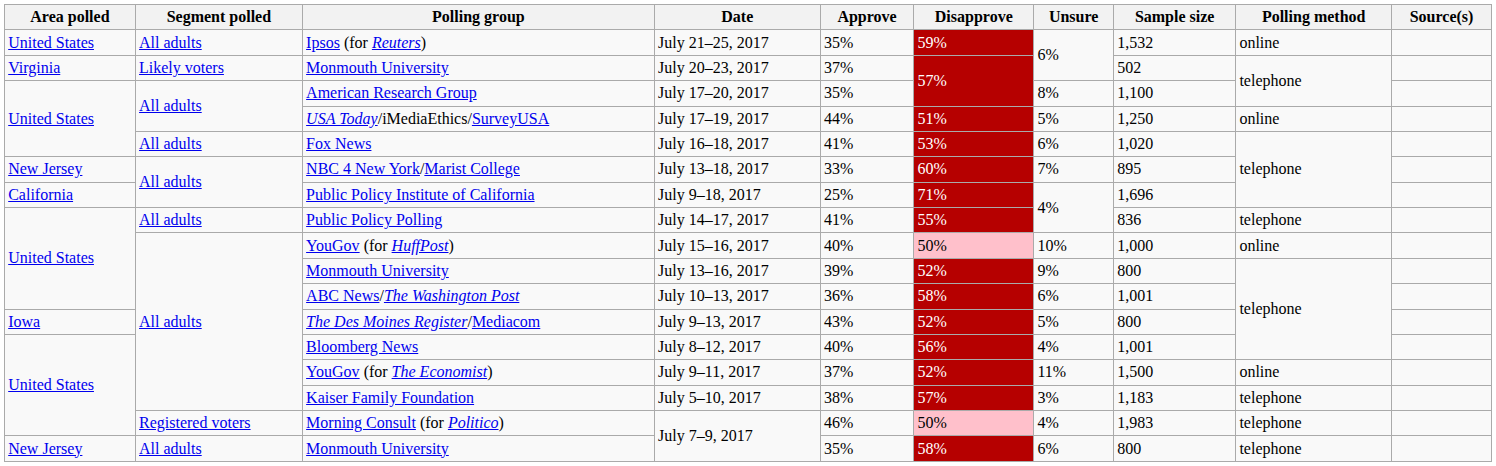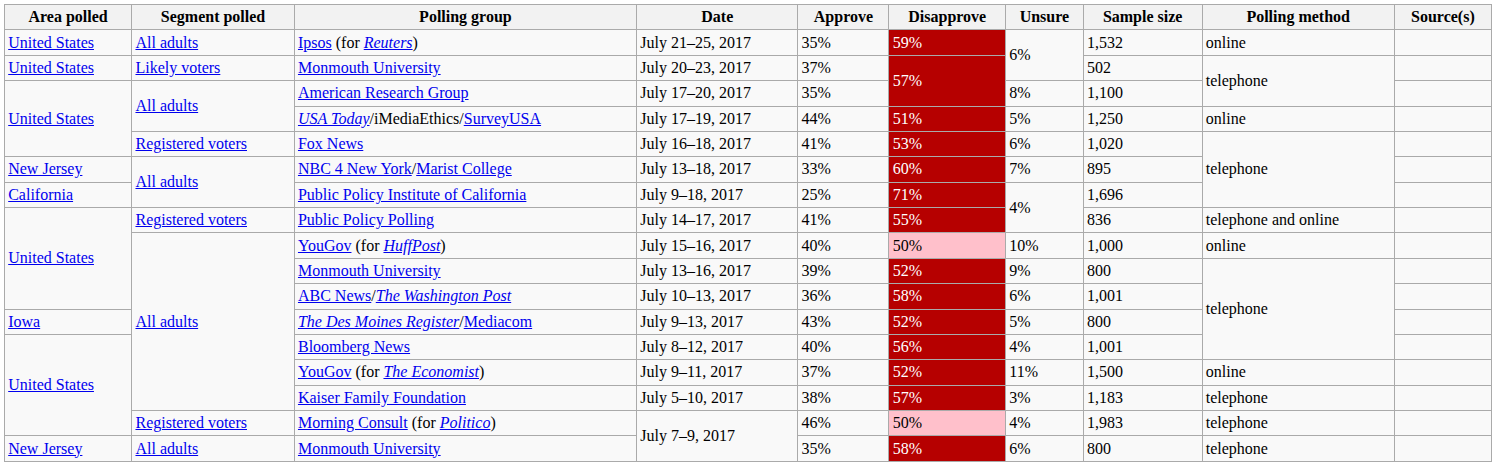(34, 67) Virginia -> (51, 67) United States
(170, 144) All adults -> (191, 144) Registered voters
(170, 220) All adults -> (191, 220) Registered voters
(1271, 220) telephone -> (1272, 220) telephone and online
